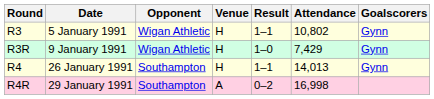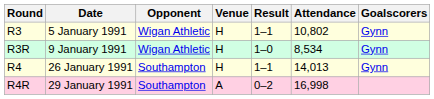(308, 49) 7,429 -> (308, 49) 8,534
